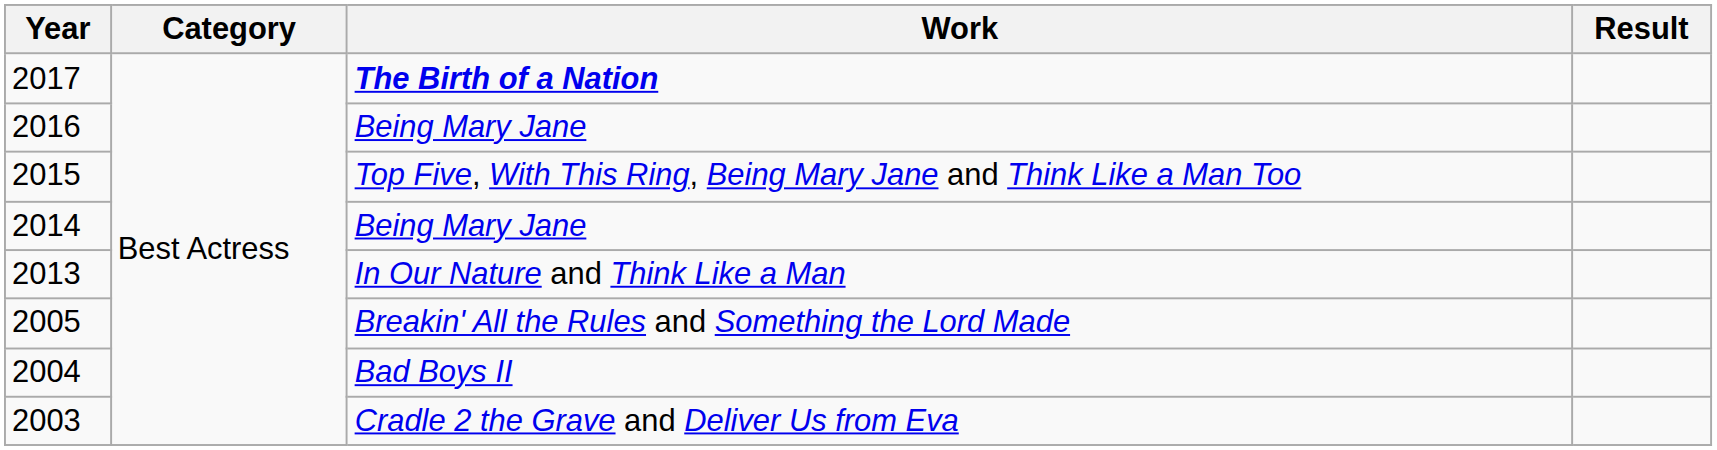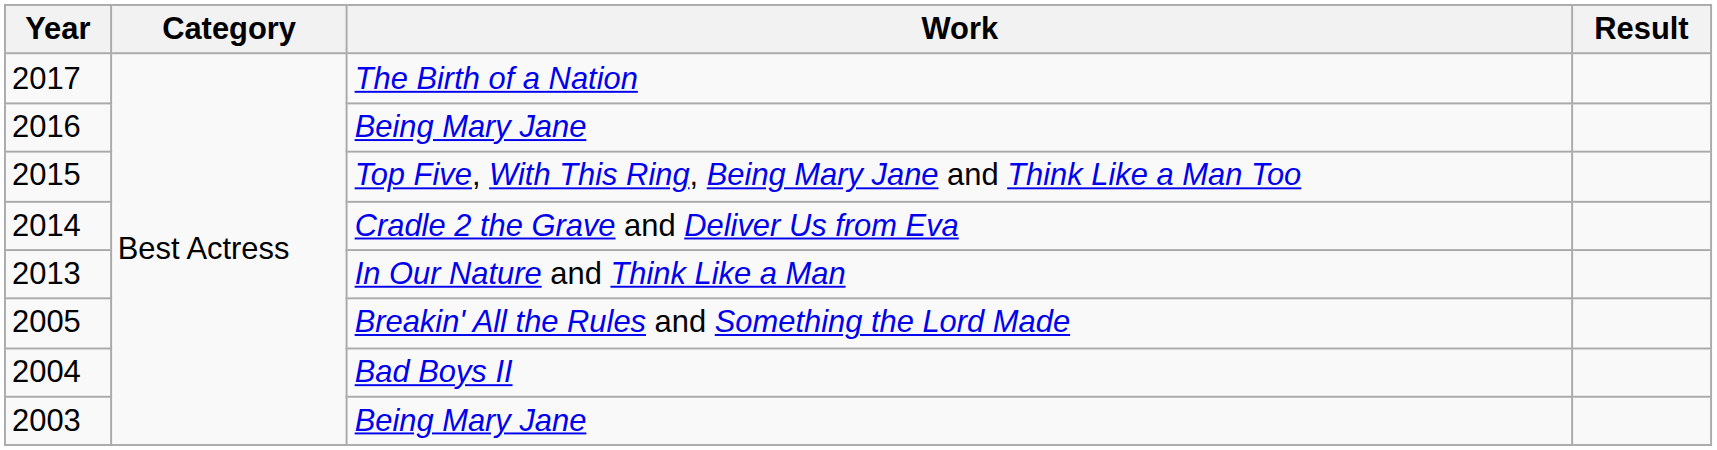(506, 77) bold -> (496, 77) normal
(470, 224) Being Mary Jane -> (657, 224) Cradle 2 the Grave and Deliver Us from Eva
(657, 420) Cradle 2 the Grave and Deliver Us from Eva -> (470, 420) Being Mary Jane
